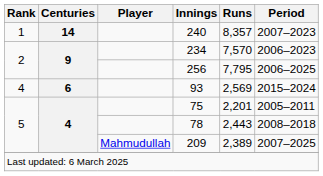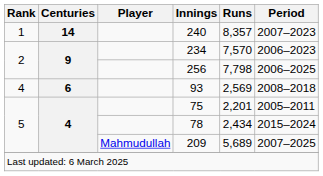(237, 69) 7,795 -> (237, 69) 7,798
(287, 87) 2015–2024 -> (287, 87) 2008–2018
(237, 124) 2,443 -> (237, 124) 2,434
(287, 124) 2008–2018 -> (287, 124) 2015–2024
(237, 143) 2,389 -> (237, 143) 5,689
